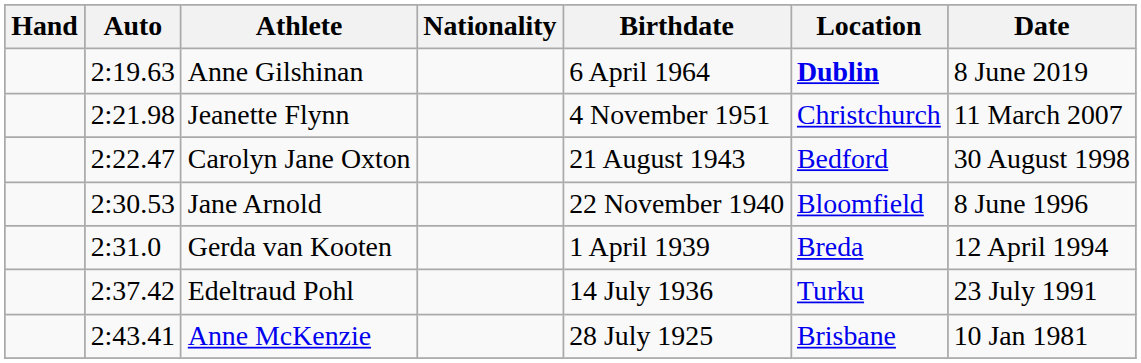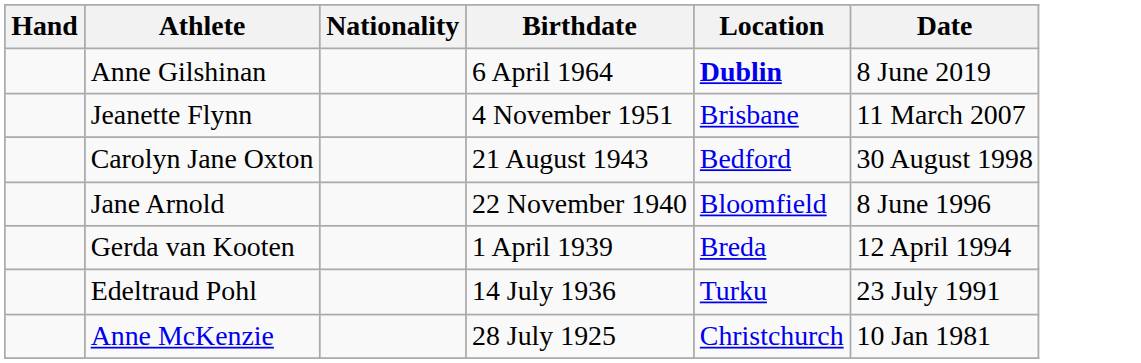- column: (133, 26)
(869, 114) Christchurch -> (749, 114) Brisbane
(846, 335) Brisbane -> (772, 335) Christchurch
